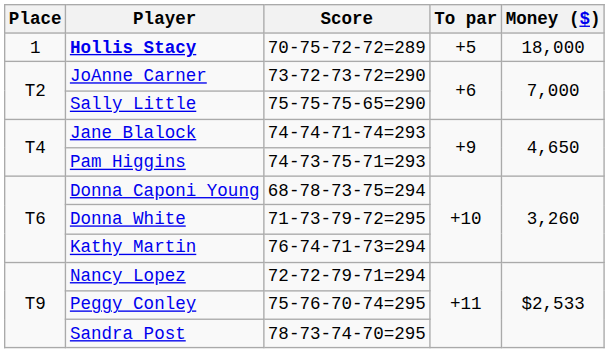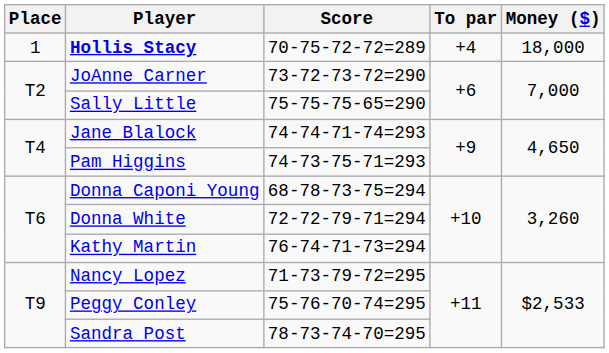(466, 48) +5 -> (466, 48) +4
(347, 219) 71-73-79-72=295 -> (347, 219) 72-72-79-71=294
(347, 276) 72-72-79-71=294 -> (347, 276) 71-73-79-72=295
